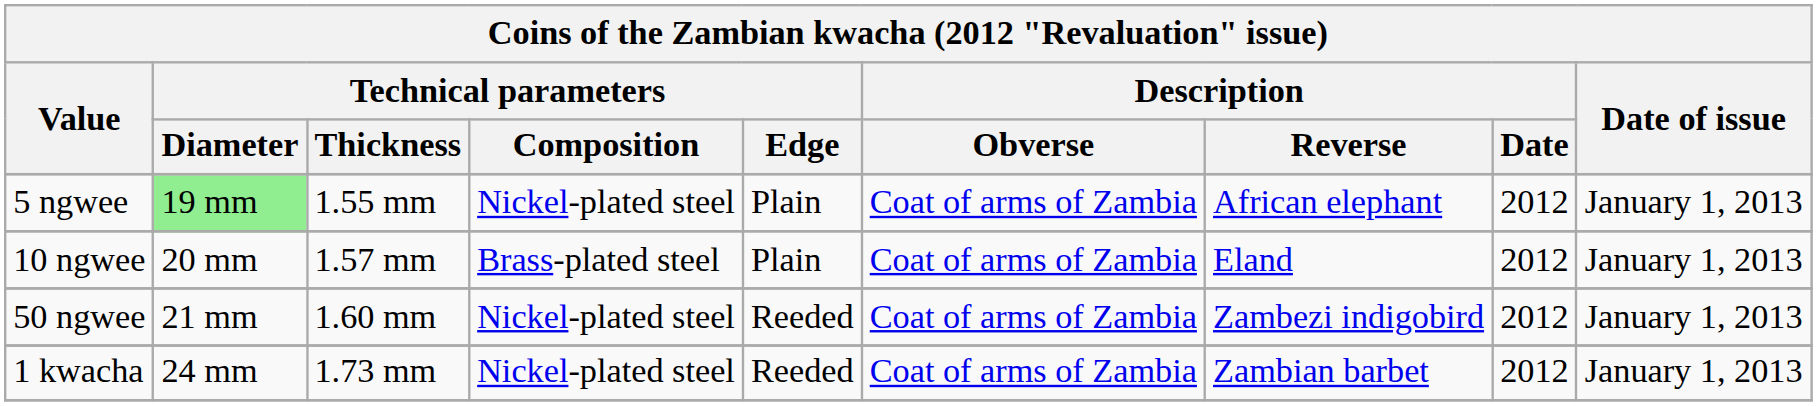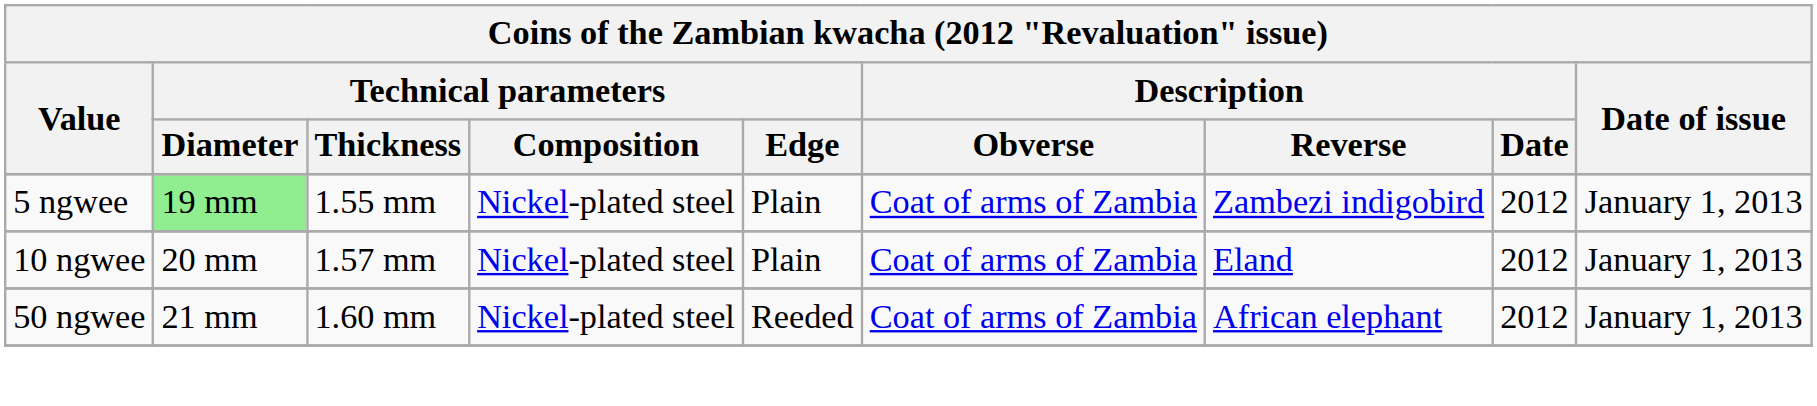(1328, 202) African elephant -> (1349, 202) Zambezi indigobird
(598, 259) Brass-plated steel -> (606, 259) Nickel-plated steel
(1349, 315) Zambezi indigobird -> (1328, 315) African elephant
- row: (78, 372)
